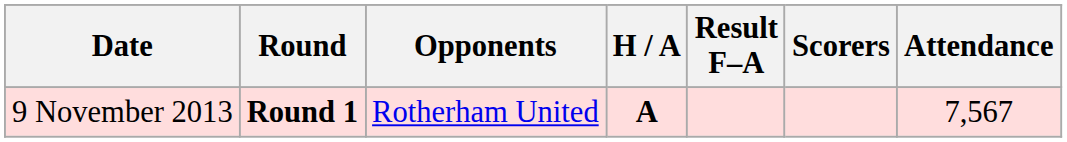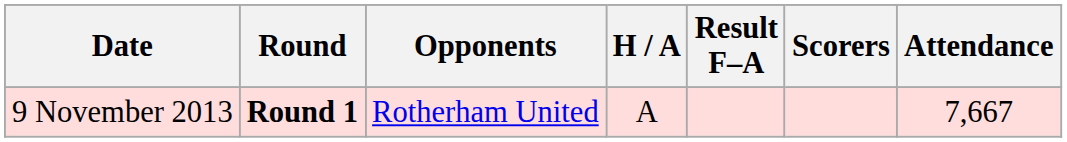(647, 111) bold -> (647, 111) normal
(979, 111) 7,567 -> (979, 111) 7,667
